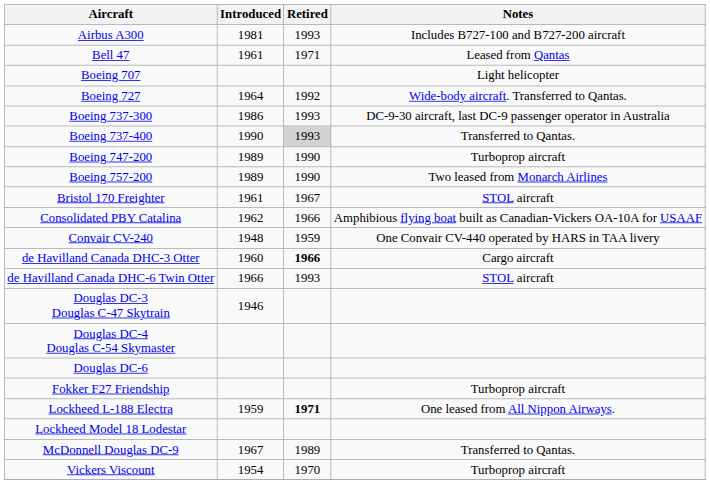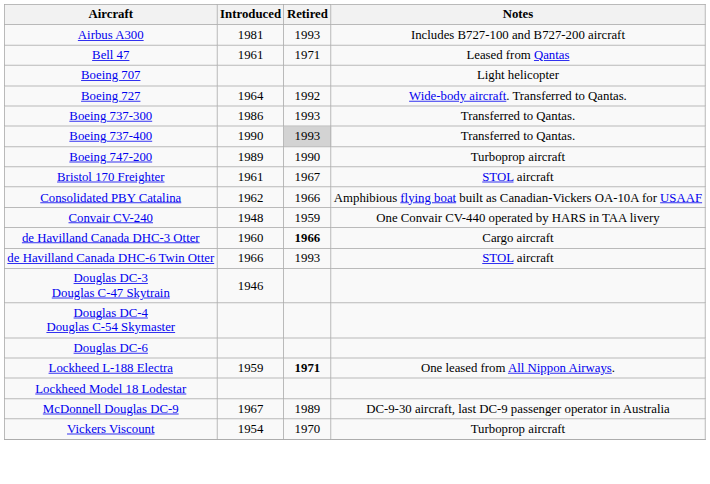(518, 116) DC-9-30 aircraft, last DC-9 passenger operator in Australia -> (518, 116) Transferred to Qantas.
- row: (111, 177)
- row: (111, 388)
(518, 449) Transferred to Qantas. -> (518, 408) DC-9-30 aircraft, last DC-9 passenger operator in Australia
